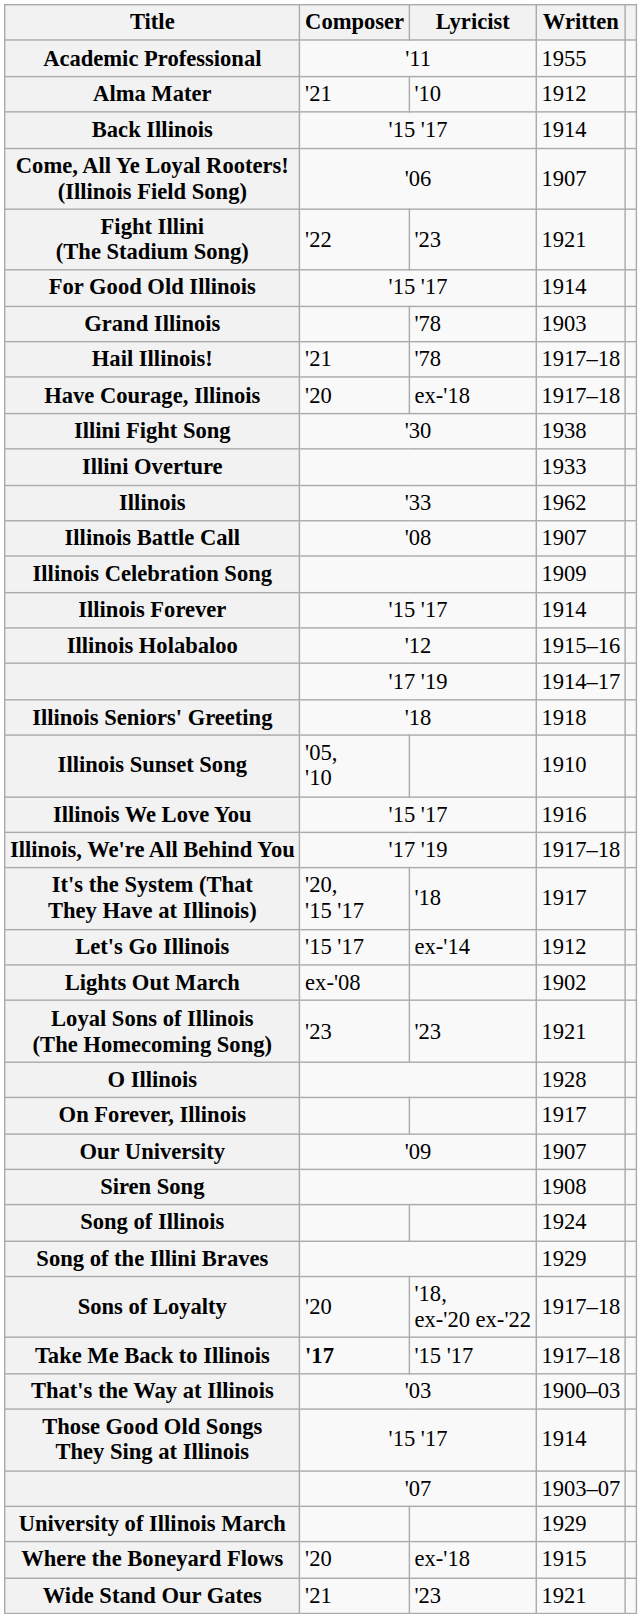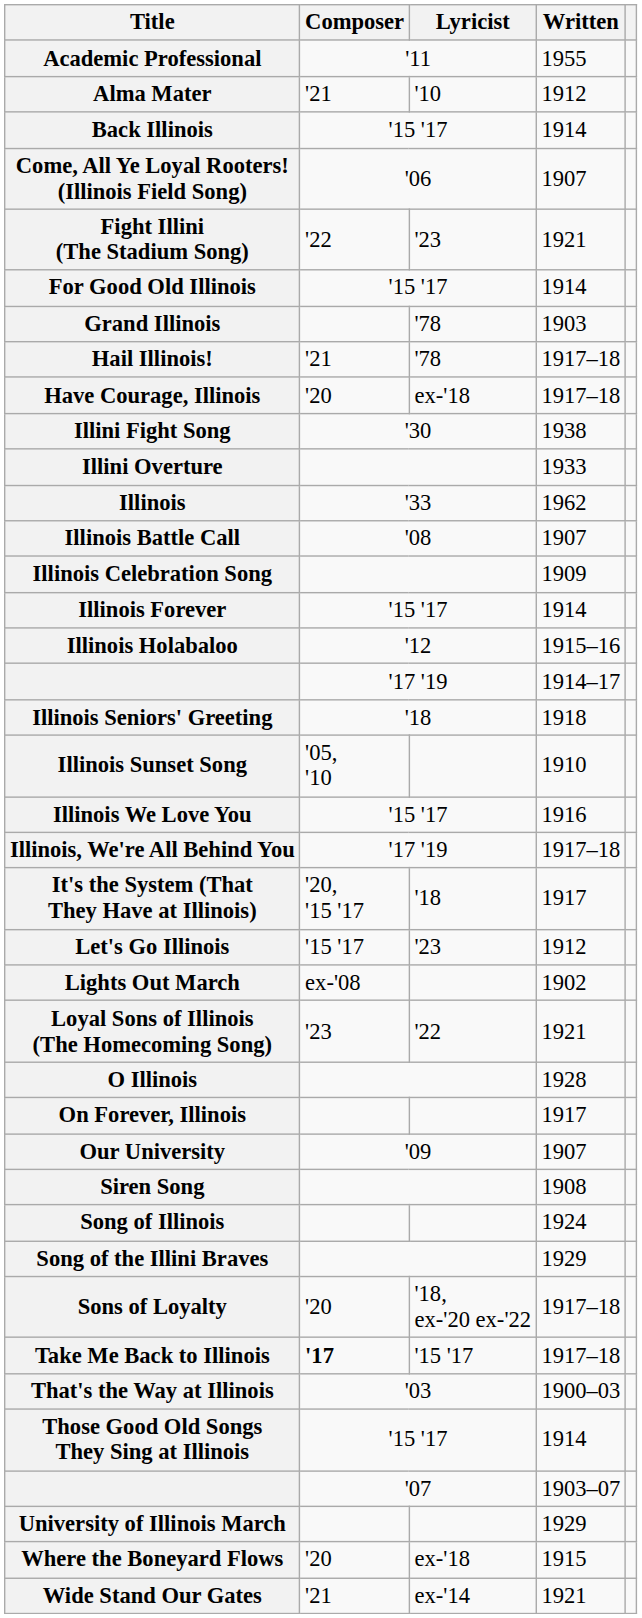(442, 946) ex-'14 -> (428, 946) '23
(428, 1031) '23 -> (428, 1031) '22
(428, 1595) '23 -> (442, 1595) ex-'14
